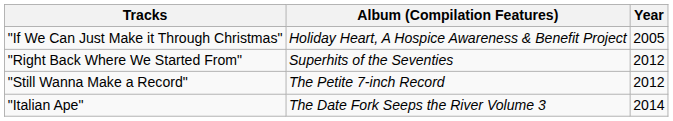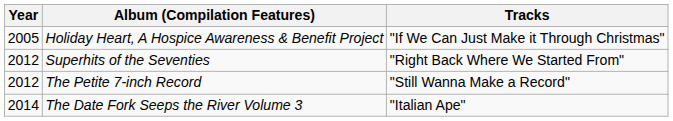columns swapped: (649, 15) <-> (145, 15)
